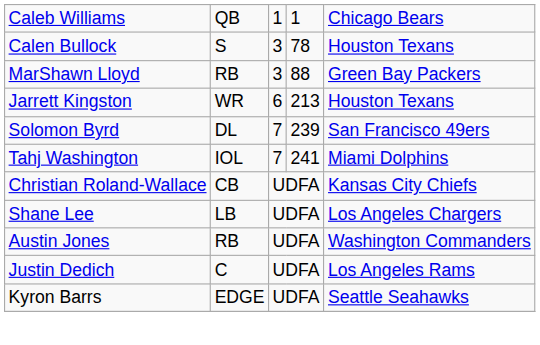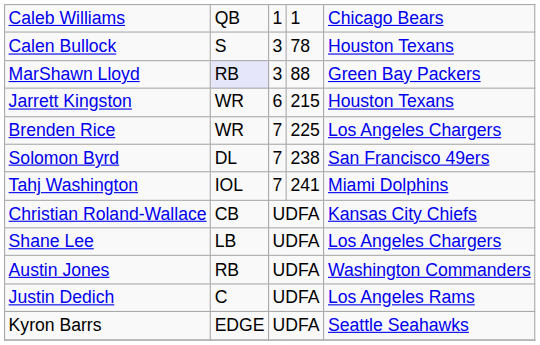(227, 74) no background -> (227, 74) lavender background
(305, 102) 213 -> (305, 102) 215
+ row: (62, 130)
(305, 130) 239 -> (305, 158) 238
